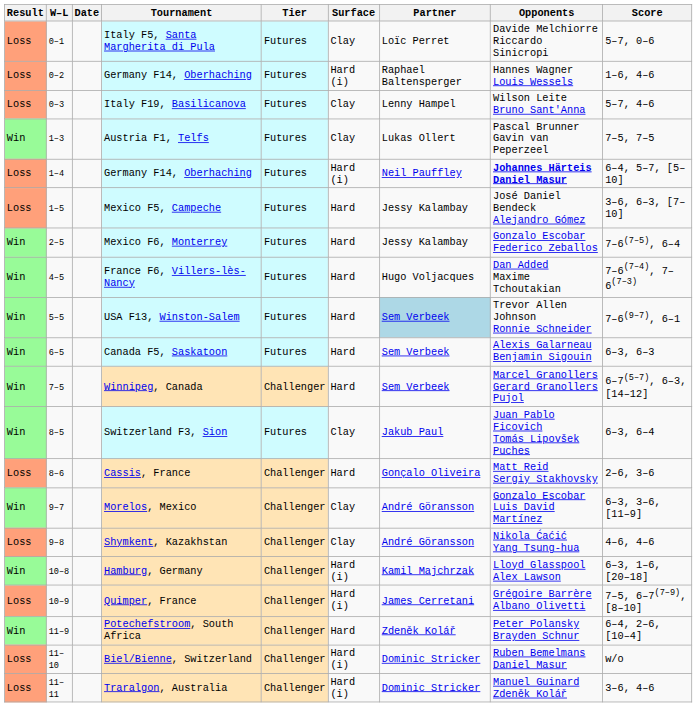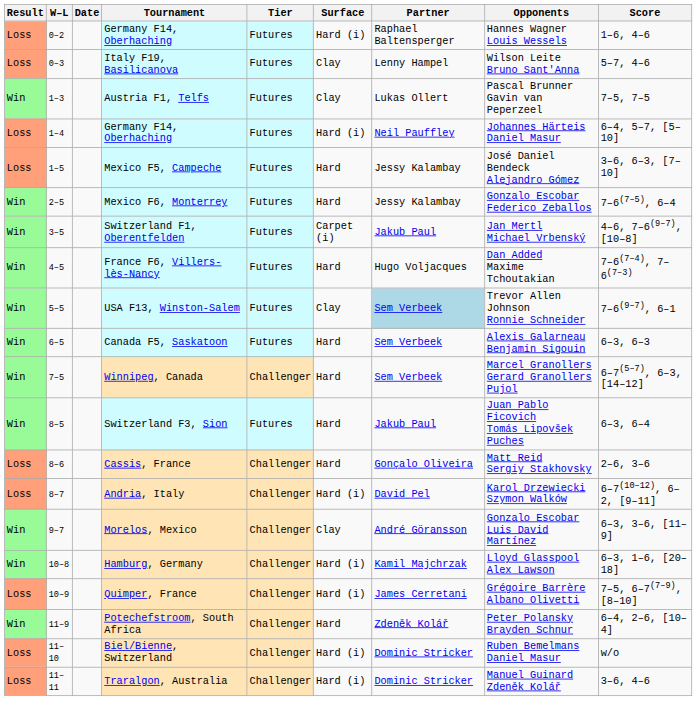- row: (56, 42)
(542, 173) bold -> (536, 133) normal
+ row: (56, 232)
(343, 317) Hard -> (328, 308) Clay
(343, 433) Clay -> (328, 424) Hard
+ row: (56, 494)
- row: (56, 543)
